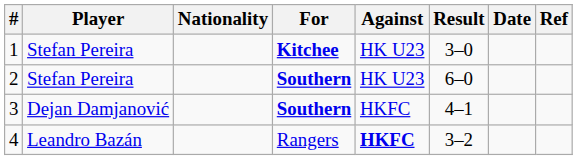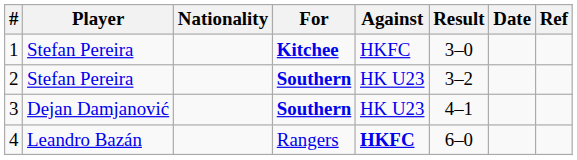(392, 49) HK U23 -> (385, 49) HKFC
(459, 79) 6–0 -> (459, 79) 3–2
(385, 109) HKFC -> (392, 109) HK U23
(459, 139) 3–2 -> (459, 139) 6–0
